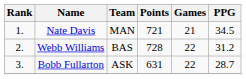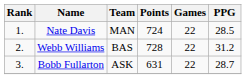(154, 30) 721 -> (154, 30) 724
(190, 30) 21 -> (190, 30) 22
(225, 30) 34.5 -> (225, 30) 28.5
